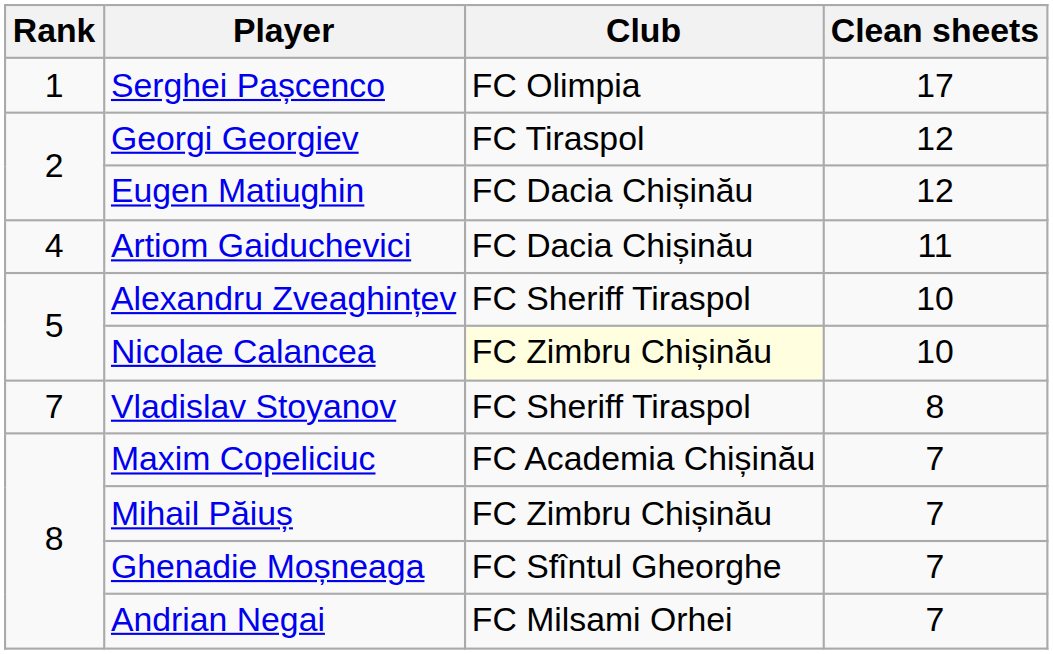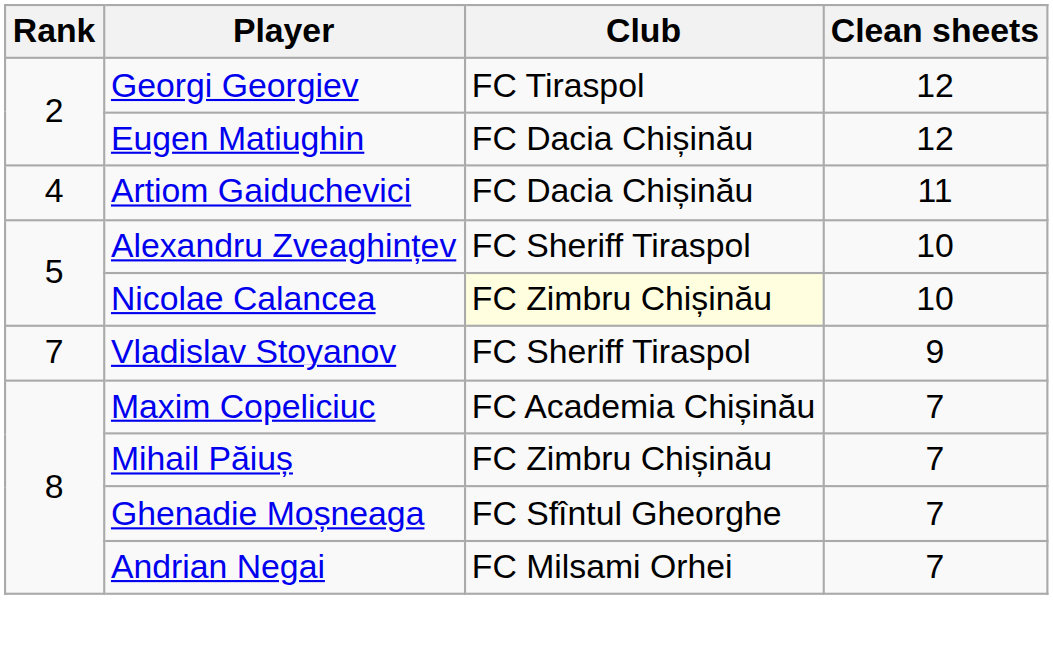- row: (248, 84)
(935, 406) 8 -> (935, 352) 9
